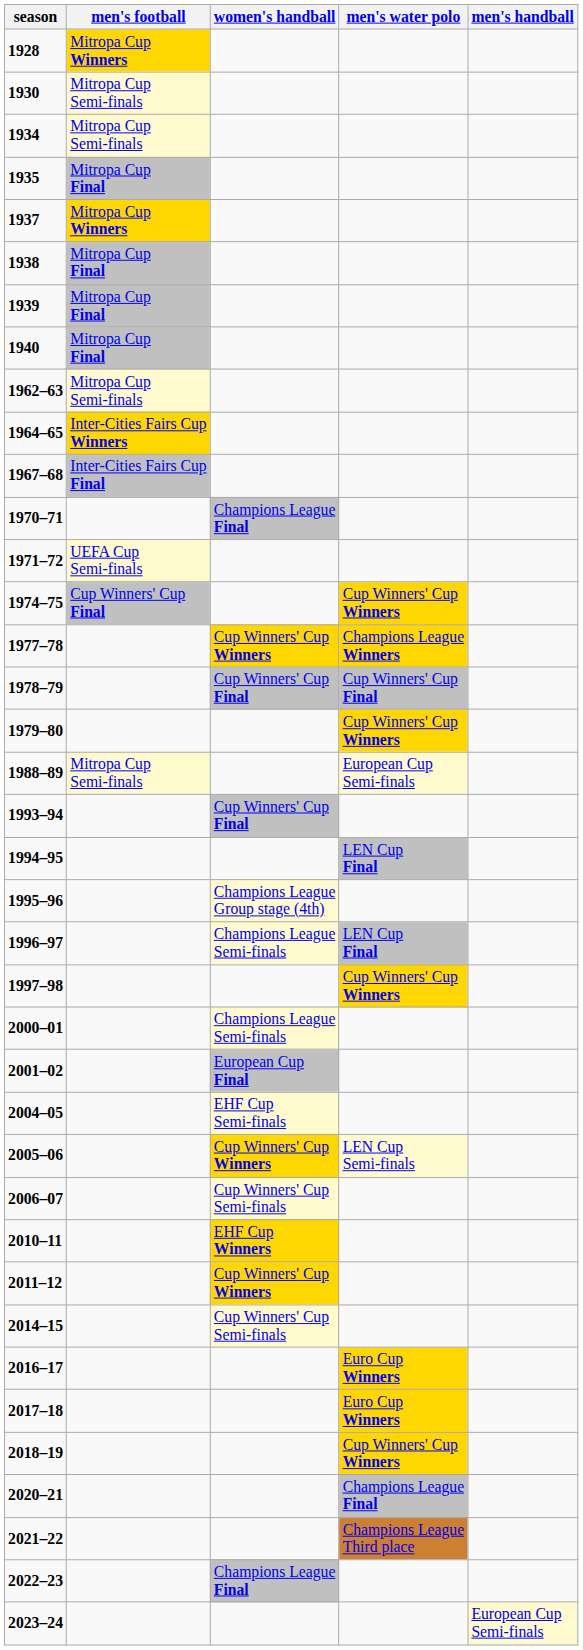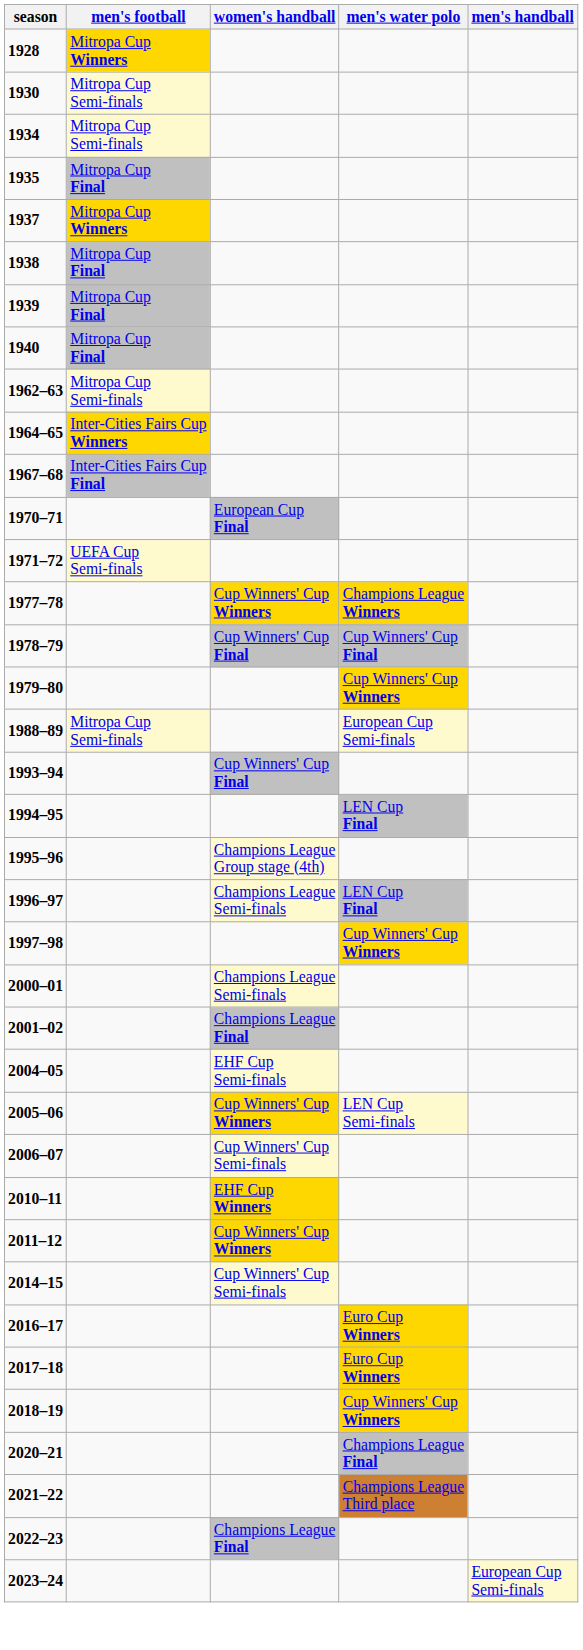(275, 518) Champions League Final -> (259, 518) European Cup Final
- row: (36, 603)
(259, 1070) European Cup Final -> (275, 1028) Champions League Final
